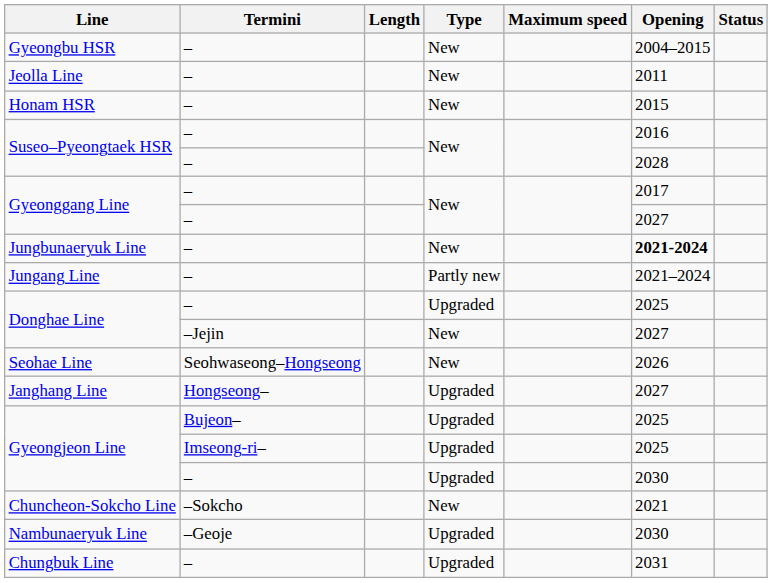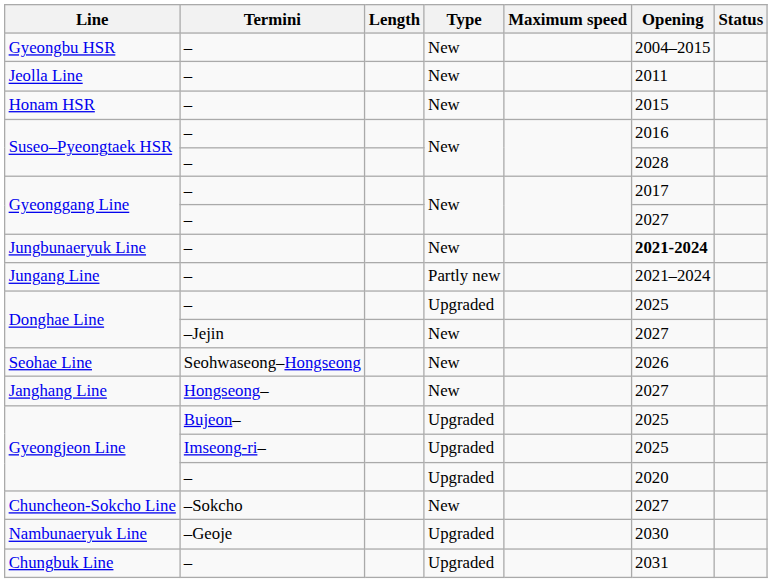(461, 390) Upgraded -> (444, 390) New
(652, 476) 2030 -> (652, 476) 2020
(652, 505) 2021 -> (652, 505) 2027
